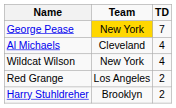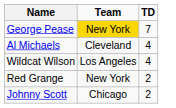(122, 62) New York -> (108, 62) Los Angeles
(122, 78) Los Angeles -> (108, 78) New York
+ row: (37, 95)
- row: (48, 95)
